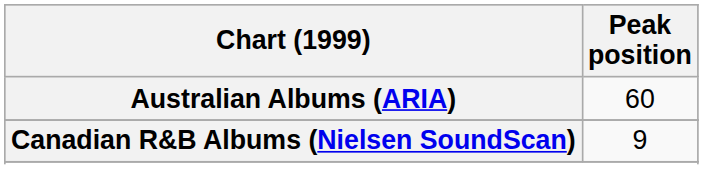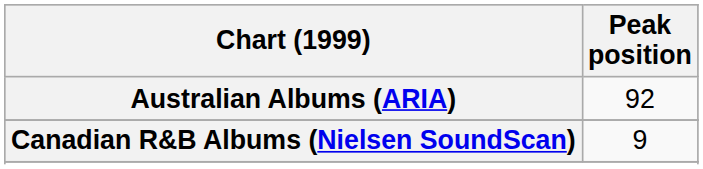(640, 98) 60 -> (640, 98) 92
